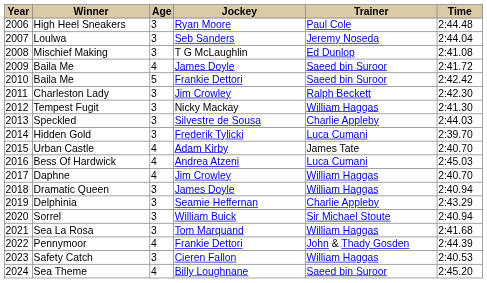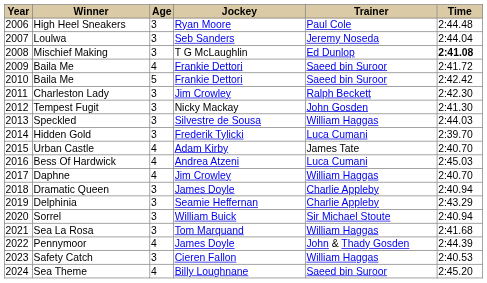(455, 52) normal -> (456, 52) bold
(205, 66) James Doyle -> (209, 66) Frankie Dettori
(342, 107) William Haggas -> (337, 107) John Gosden
(343, 121) Charlie Appleby -> (342, 121) William Haggas
(342, 189) William Haggas -> (343, 189) Charlie Appleby
(209, 244) Frankie Dettori -> (205, 244) James Doyle
